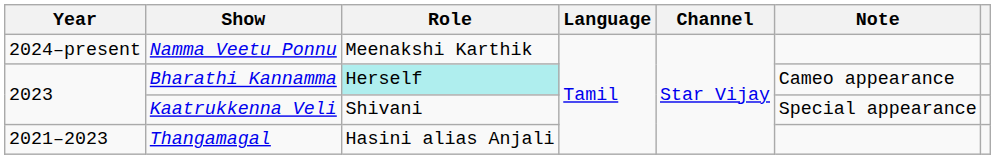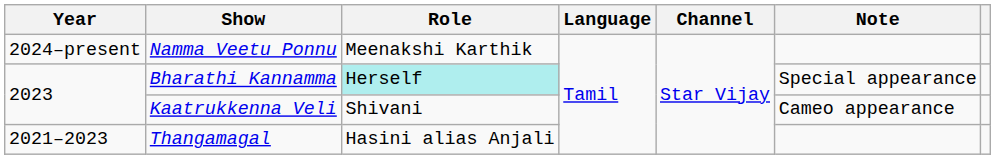(867, 79) Cameo appearance -> (878, 79) Special appearance
(878, 109) Special appearance -> (867, 109) Cameo appearance
